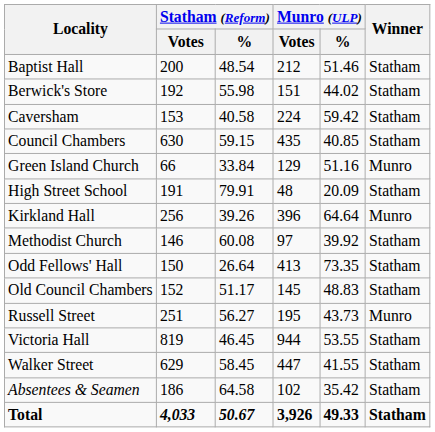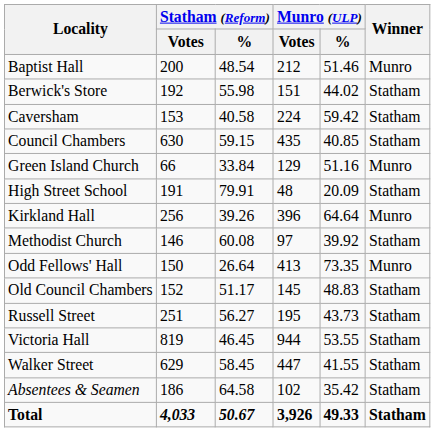(395, 66) Statham -> (390, 66) Munro
(395, 265) Statham -> (390, 265) Munro
(390, 315) Munro -> (395, 315) Statham
